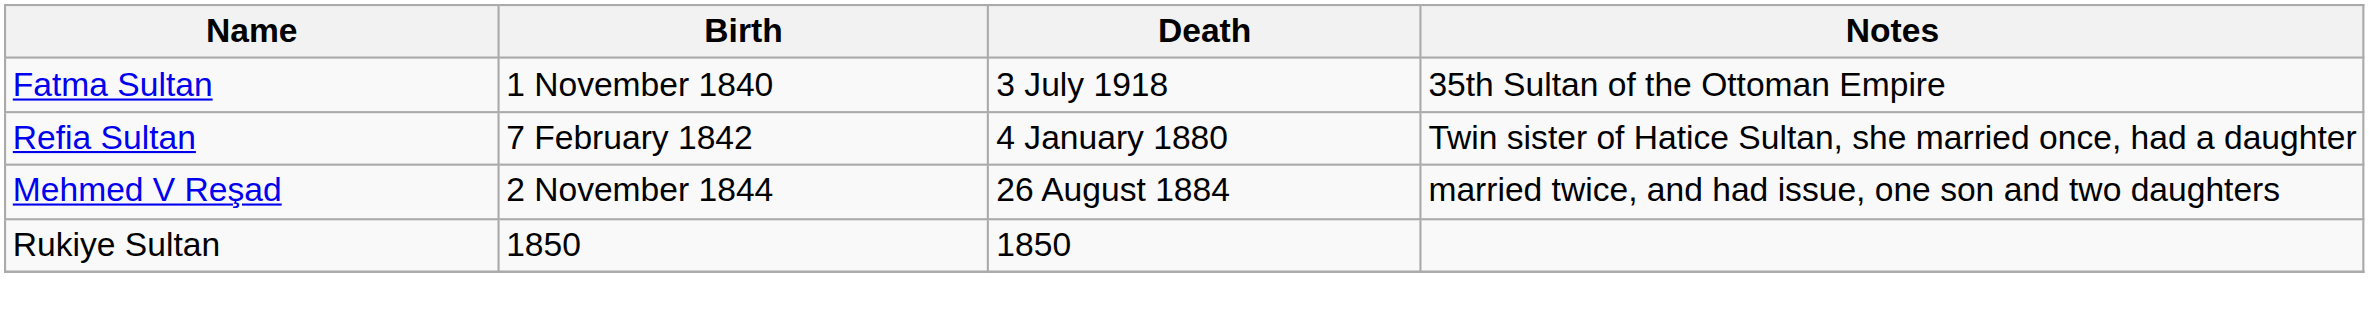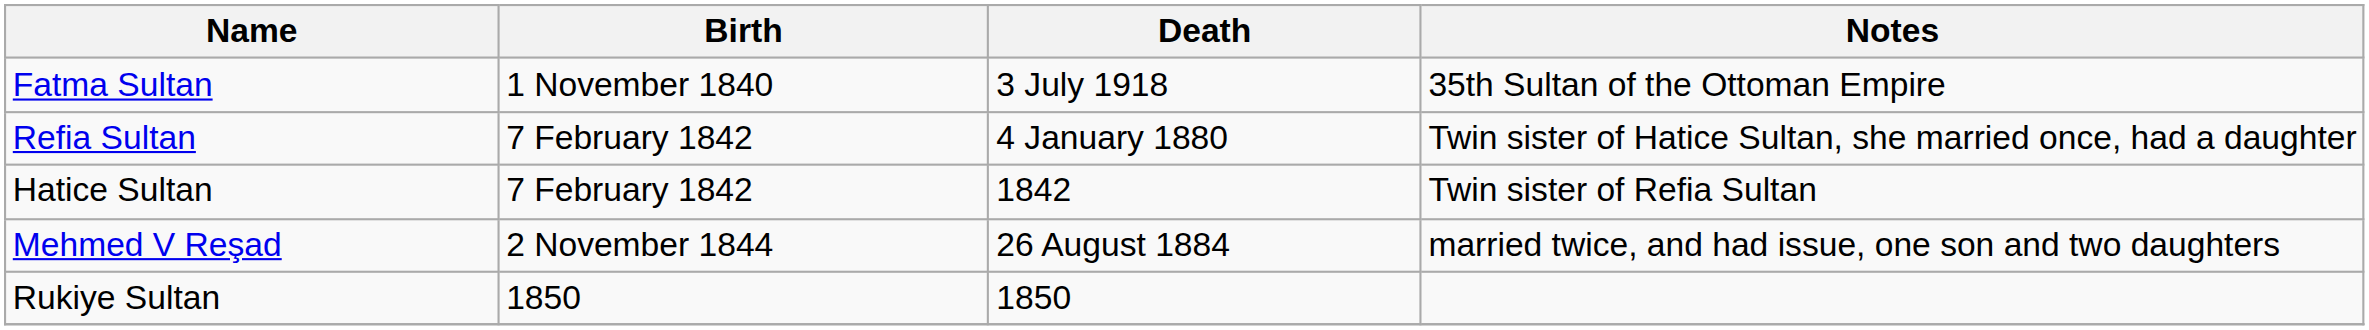+ row: (113, 191)
